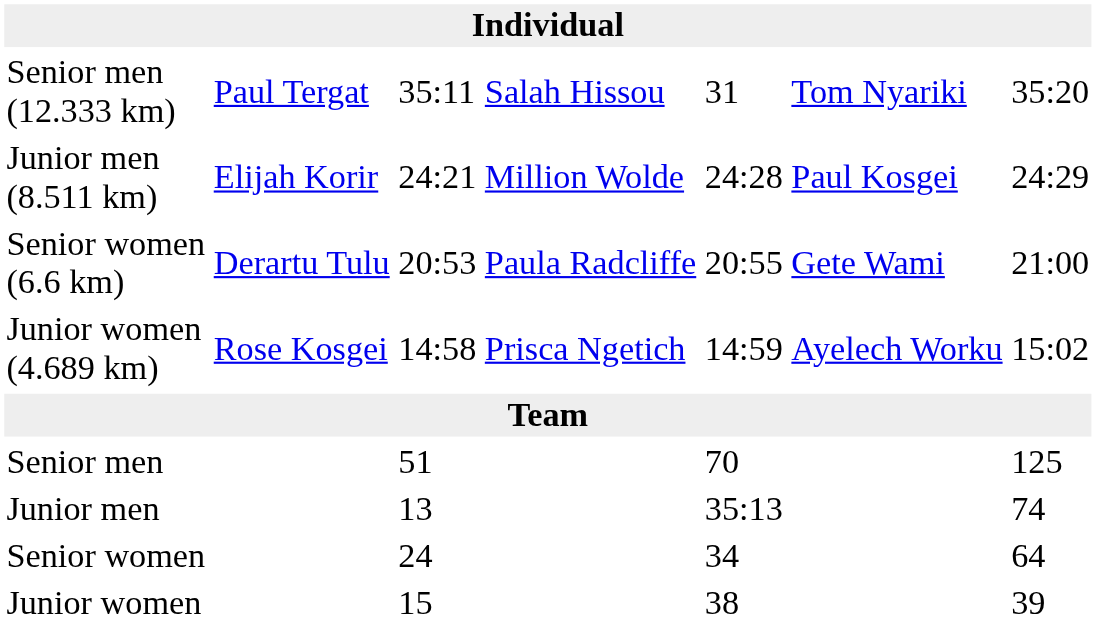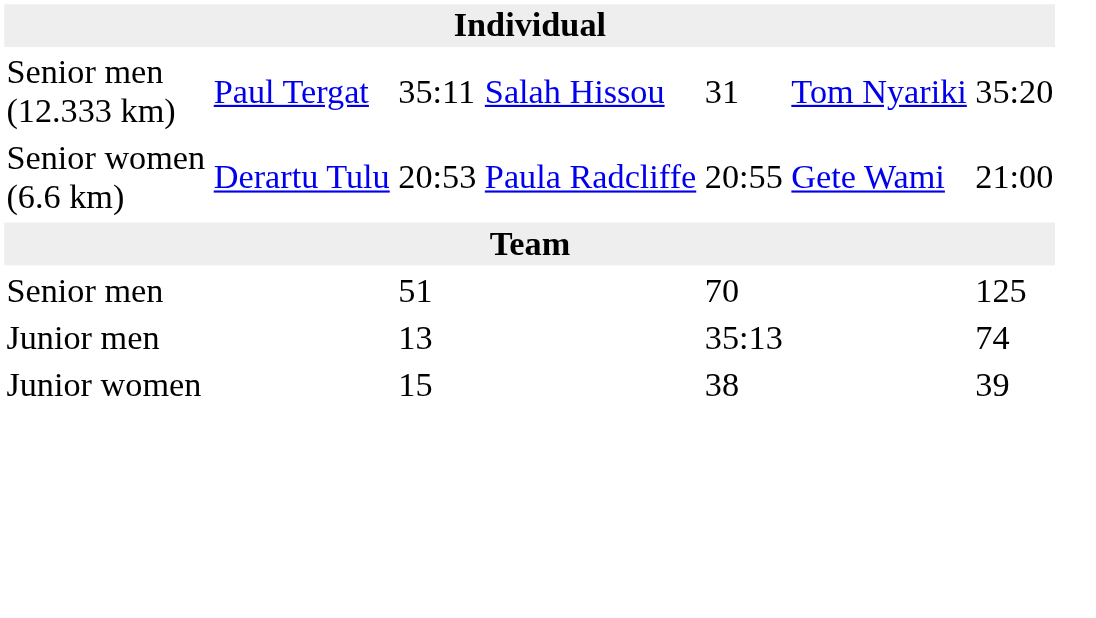- row: (83, 177)
- row: (104, 348)
- row: (106, 555)
